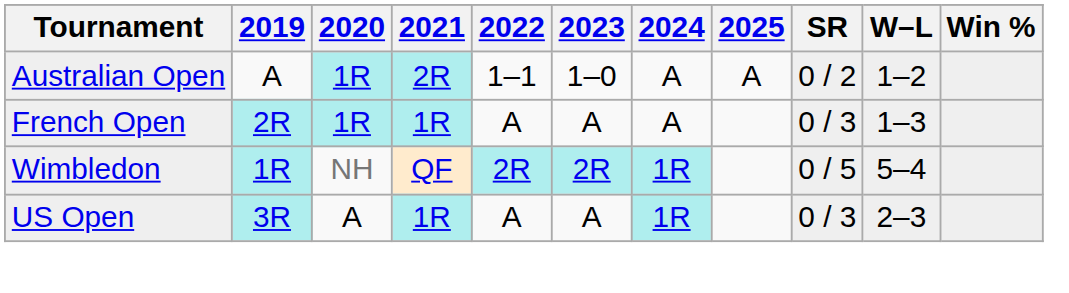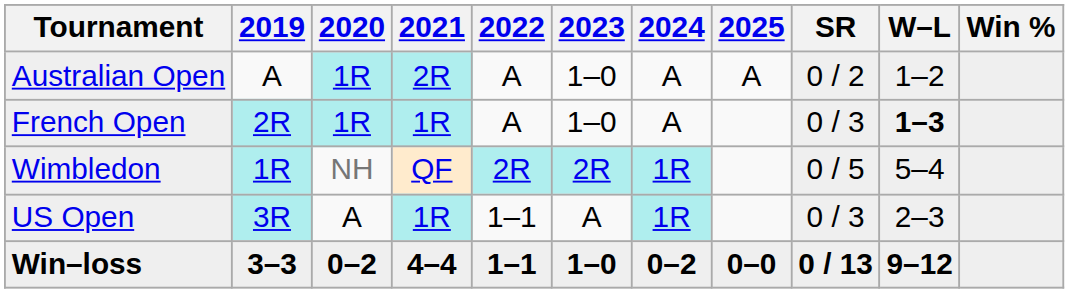(512, 75) 1–1 -> (512, 75) A
(592, 122) A -> (592, 122) 1–0
(901, 122) normal -> (920, 122) bold
(512, 216) A -> (512, 216) 1–1
+ row: (77, 264)
